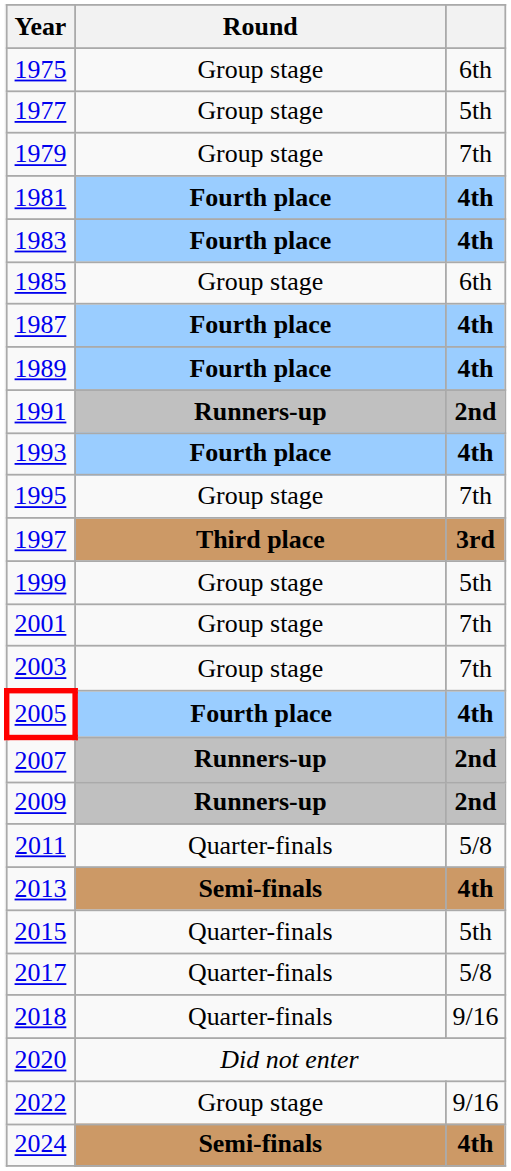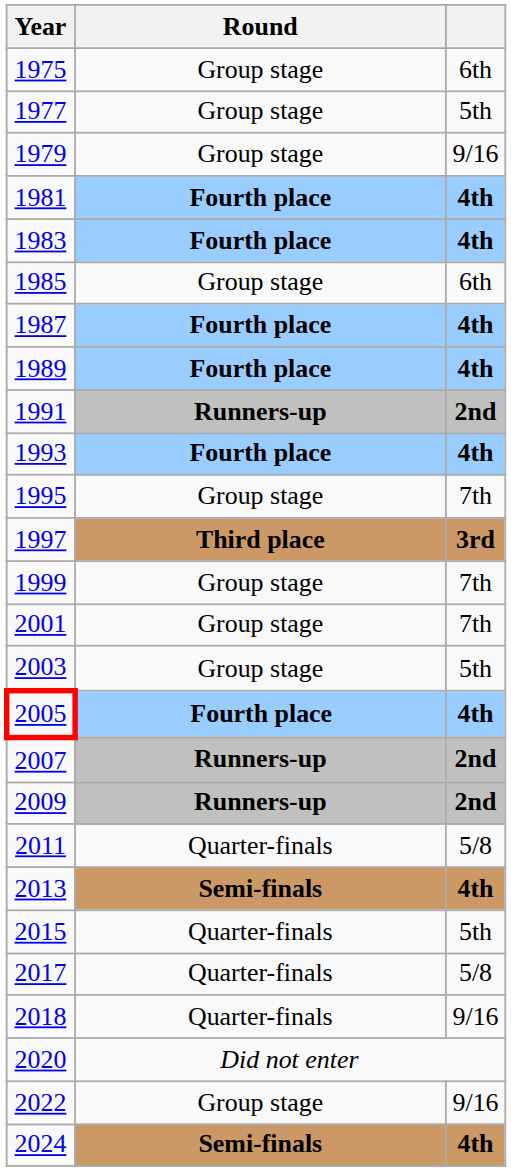(476, 154) 7th -> (476, 154) 9/16
(476, 582) 5th -> (476, 582) 7th
(476, 668) 7th -> (476, 668) 5th
